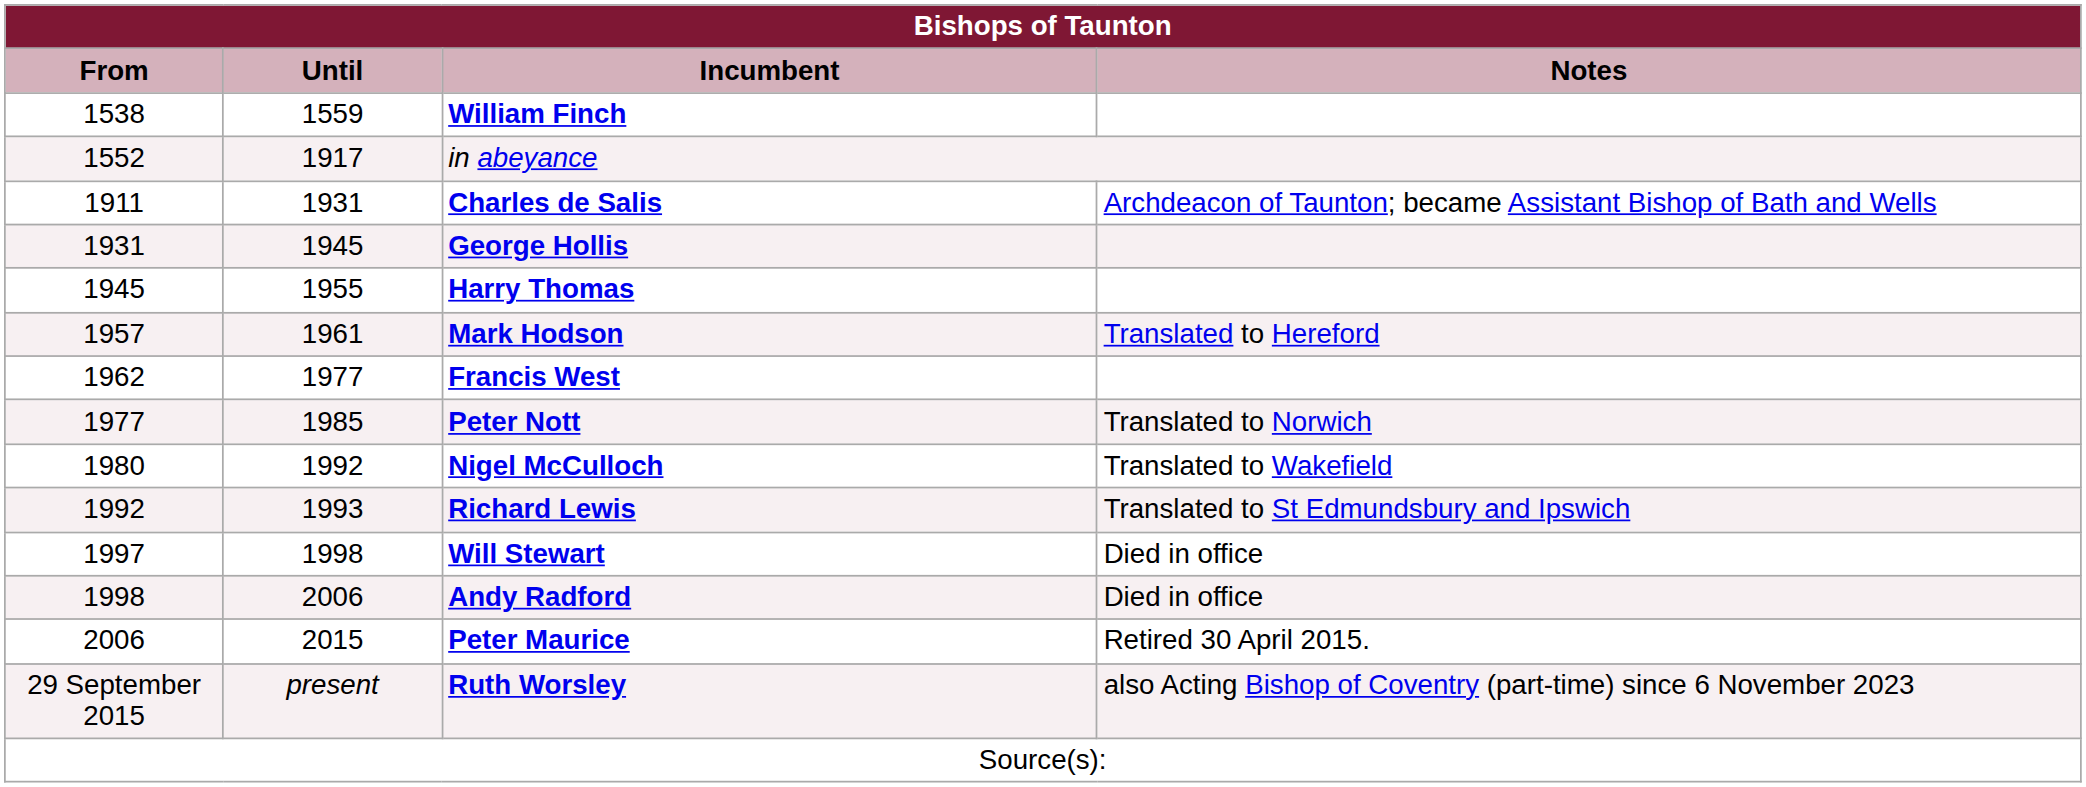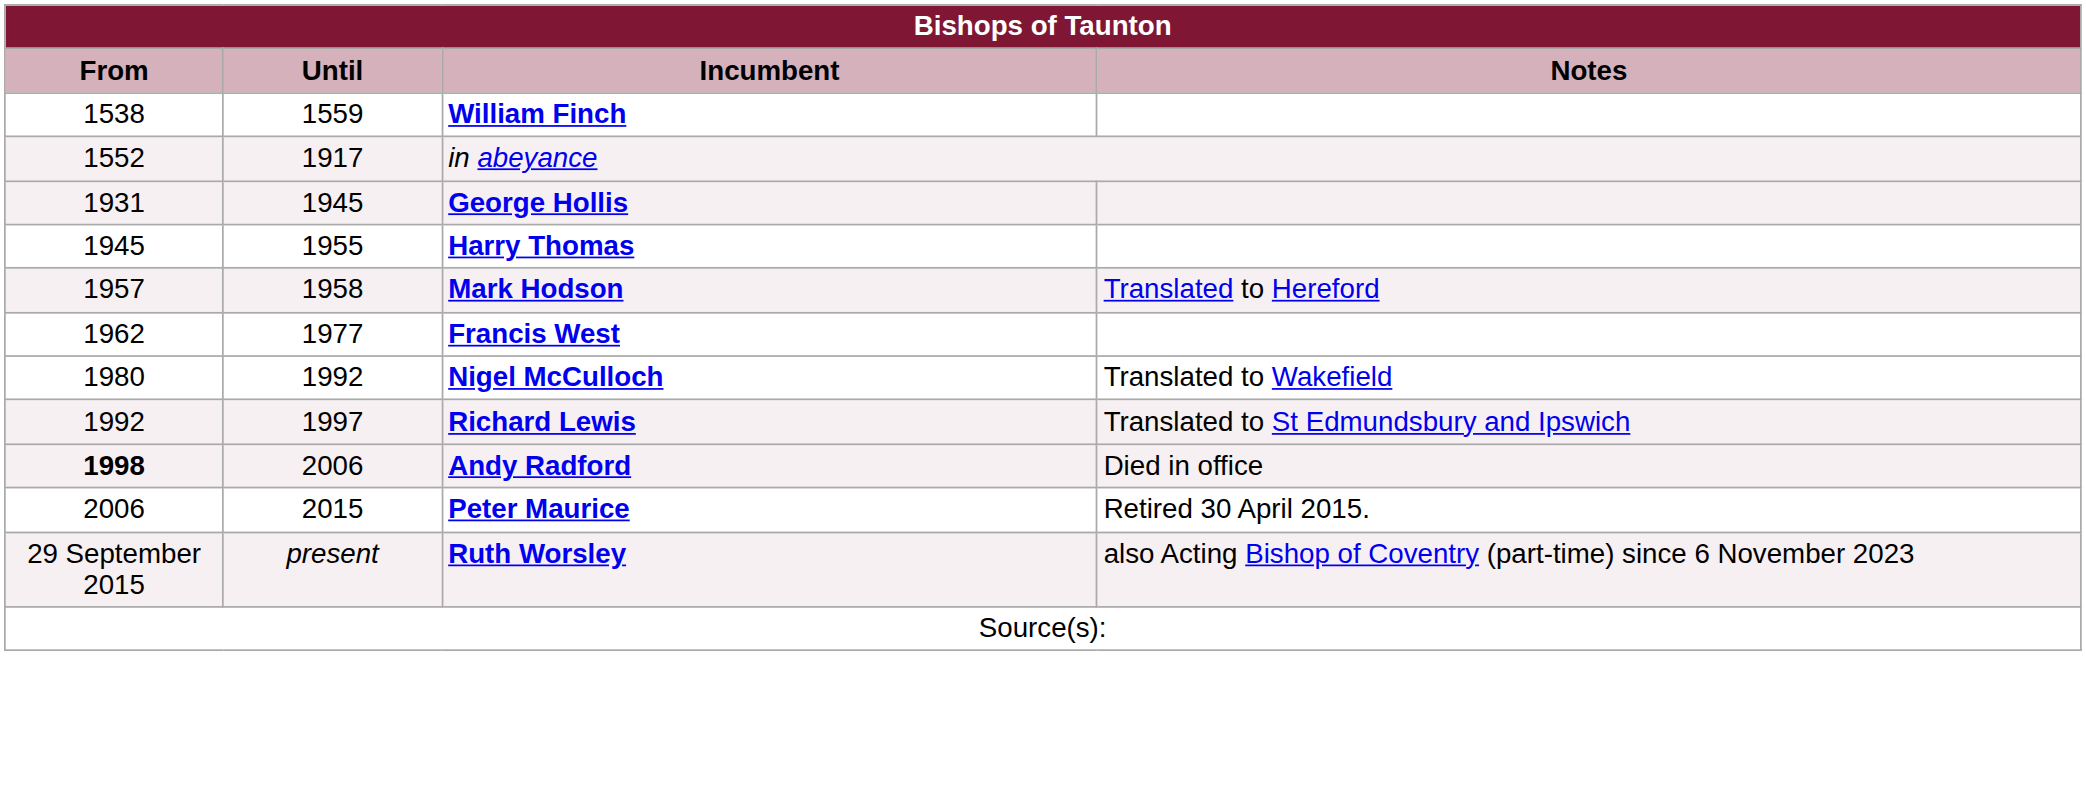- row: (555, 202)
(333, 333) 1961 -> (333, 289) 1958
- row: (514, 421)
(333, 509) 1993 -> (333, 421) 1997
- row: (527, 553)
(114, 597) normal -> (114, 465) bold
